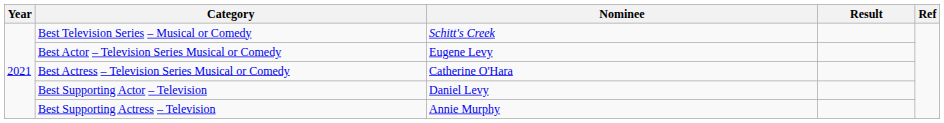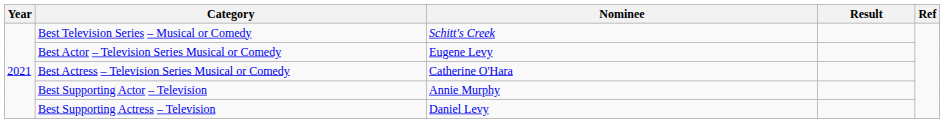(459, 90) Daniel Levy -> (465, 90) Annie Murphy
(465, 109) Annie Murphy -> (459, 109) Daniel Levy
